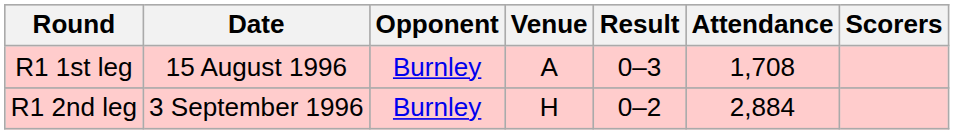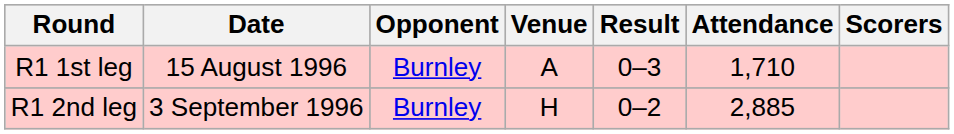(762, 66) 1,708 -> (762, 66) 1,710
(762, 107) 2,884 -> (762, 107) 2,885
